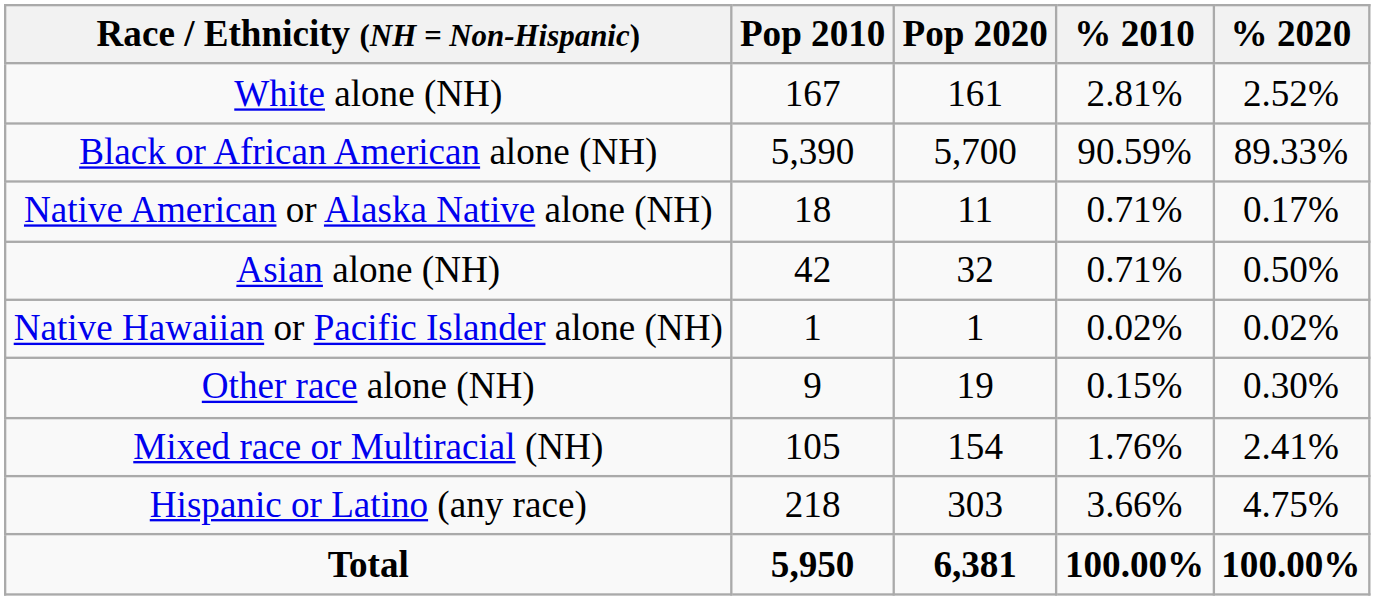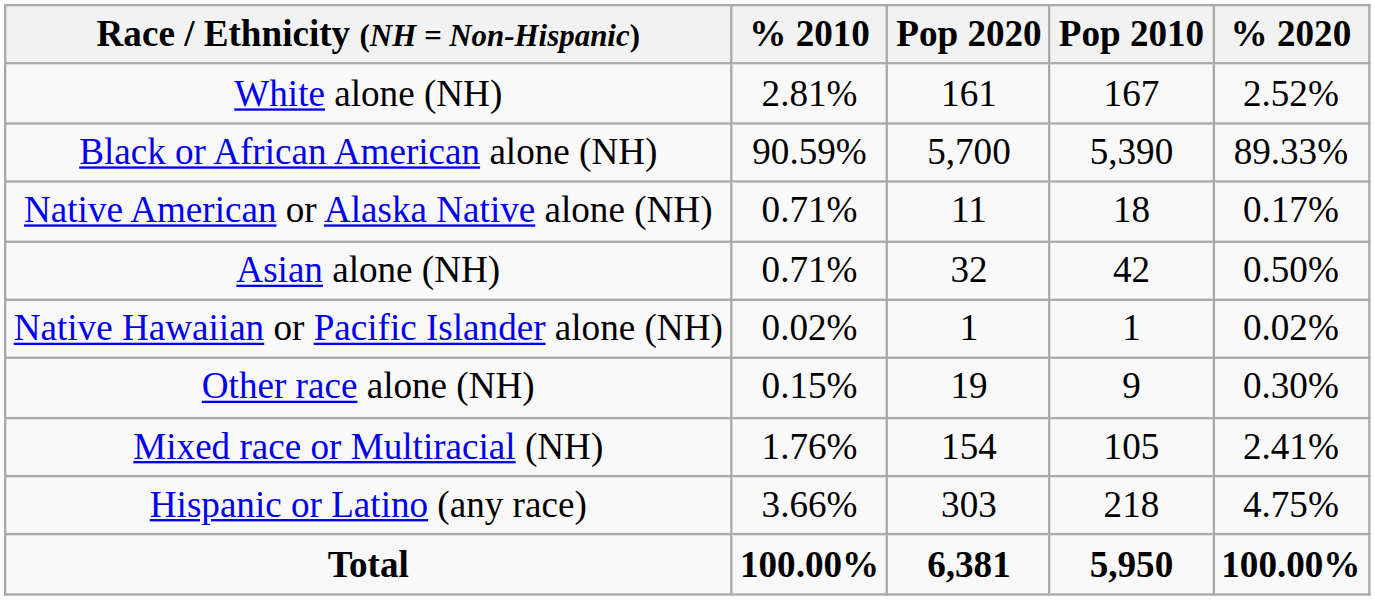columns swapped: (813, 33) <-> (1135, 33)
